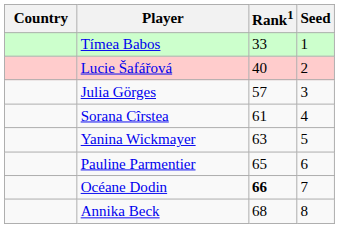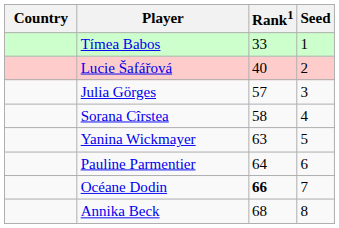(260, 115) 61 -> (260, 115) 58
(260, 163) 65 -> (260, 163) 64
